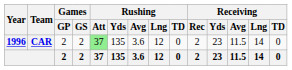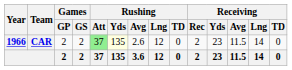(16, 42) 1996 -> (16, 42) 1966
(118, 42) no background -> (118, 42) lightyellow background
(138, 42) 3.6 -> (138, 42) 2.6
